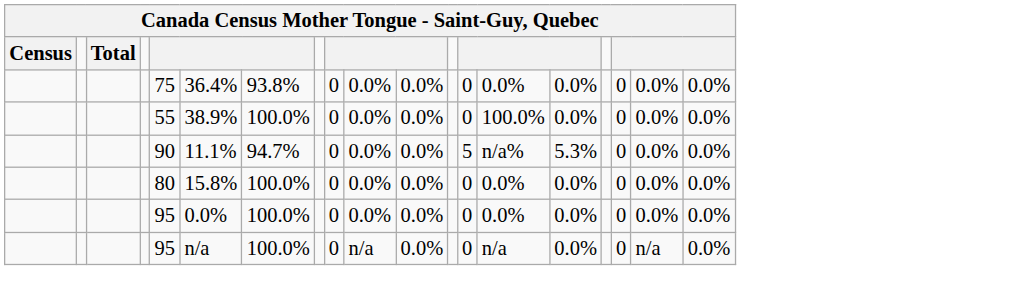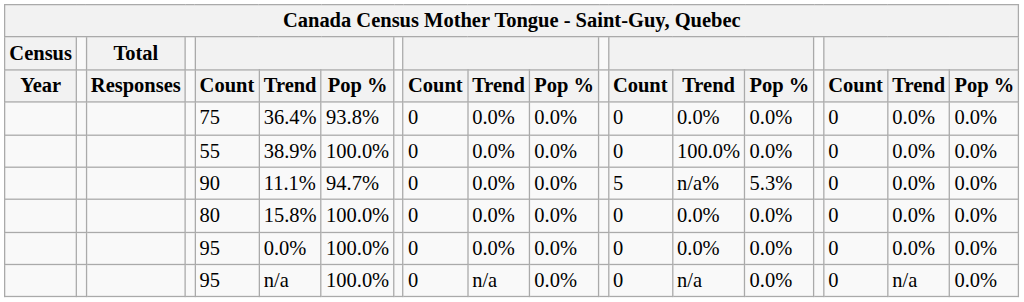+ row: (41, 85)
